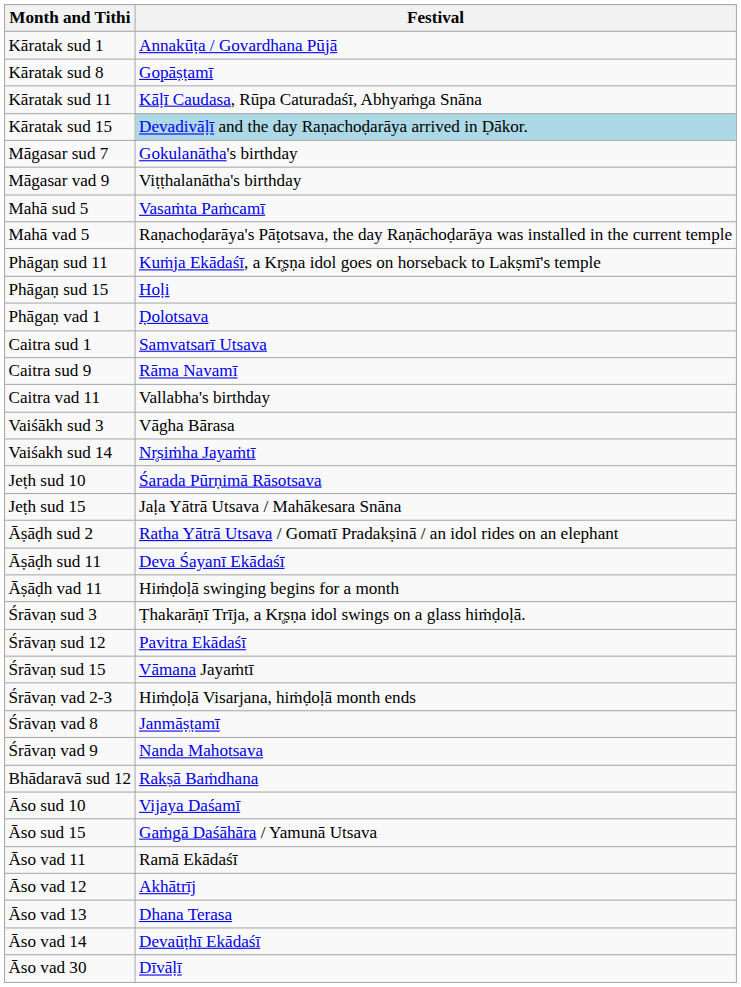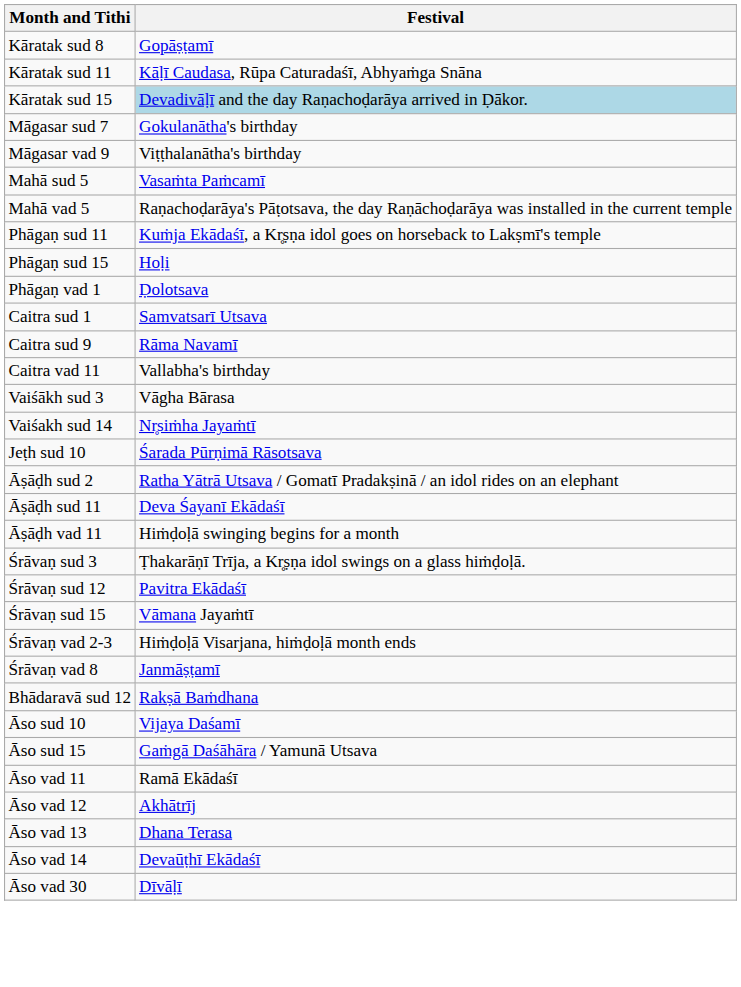- row: (56, 45)
- row: (47, 506)
- row: (53, 751)
